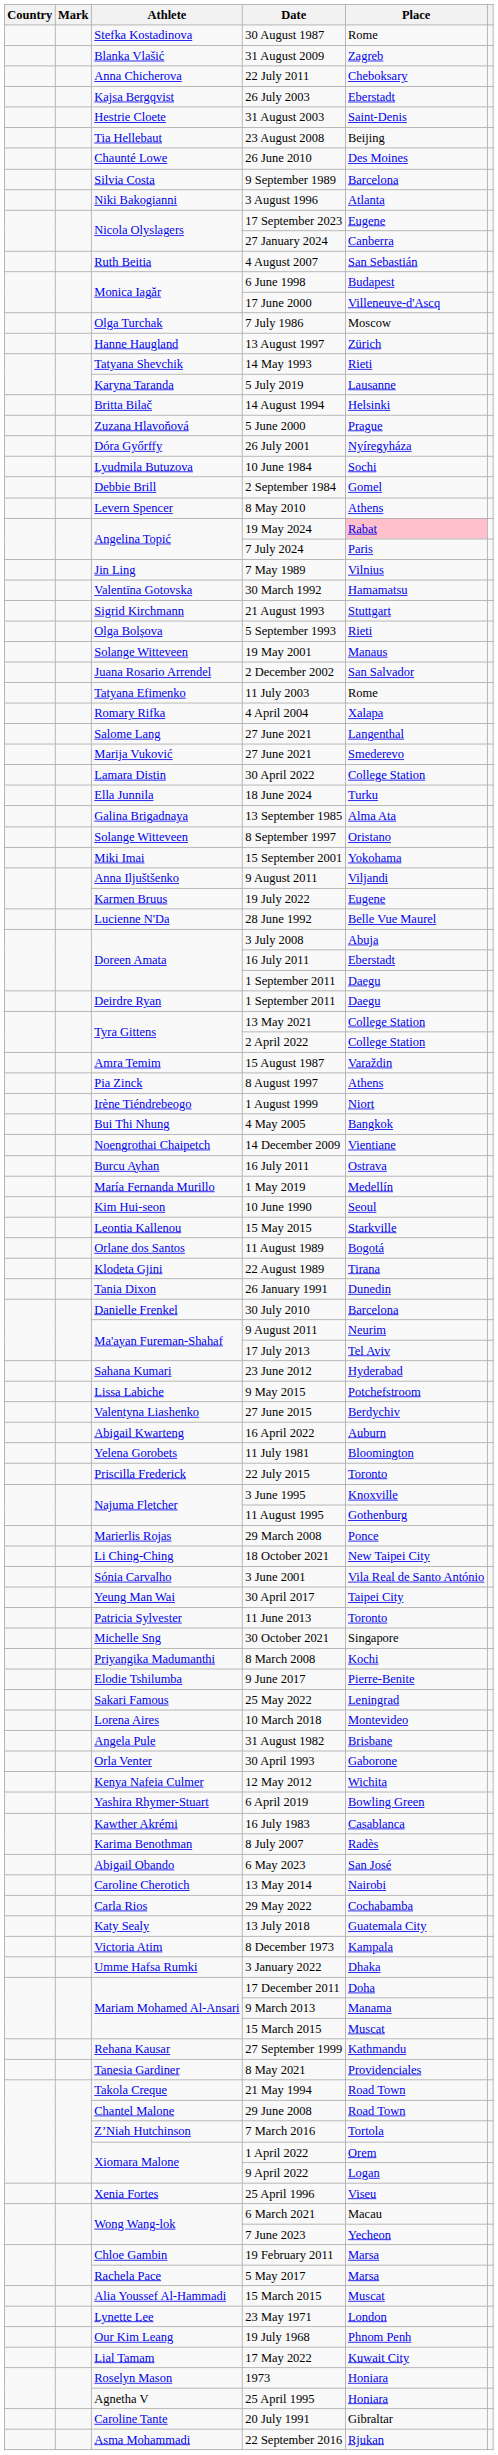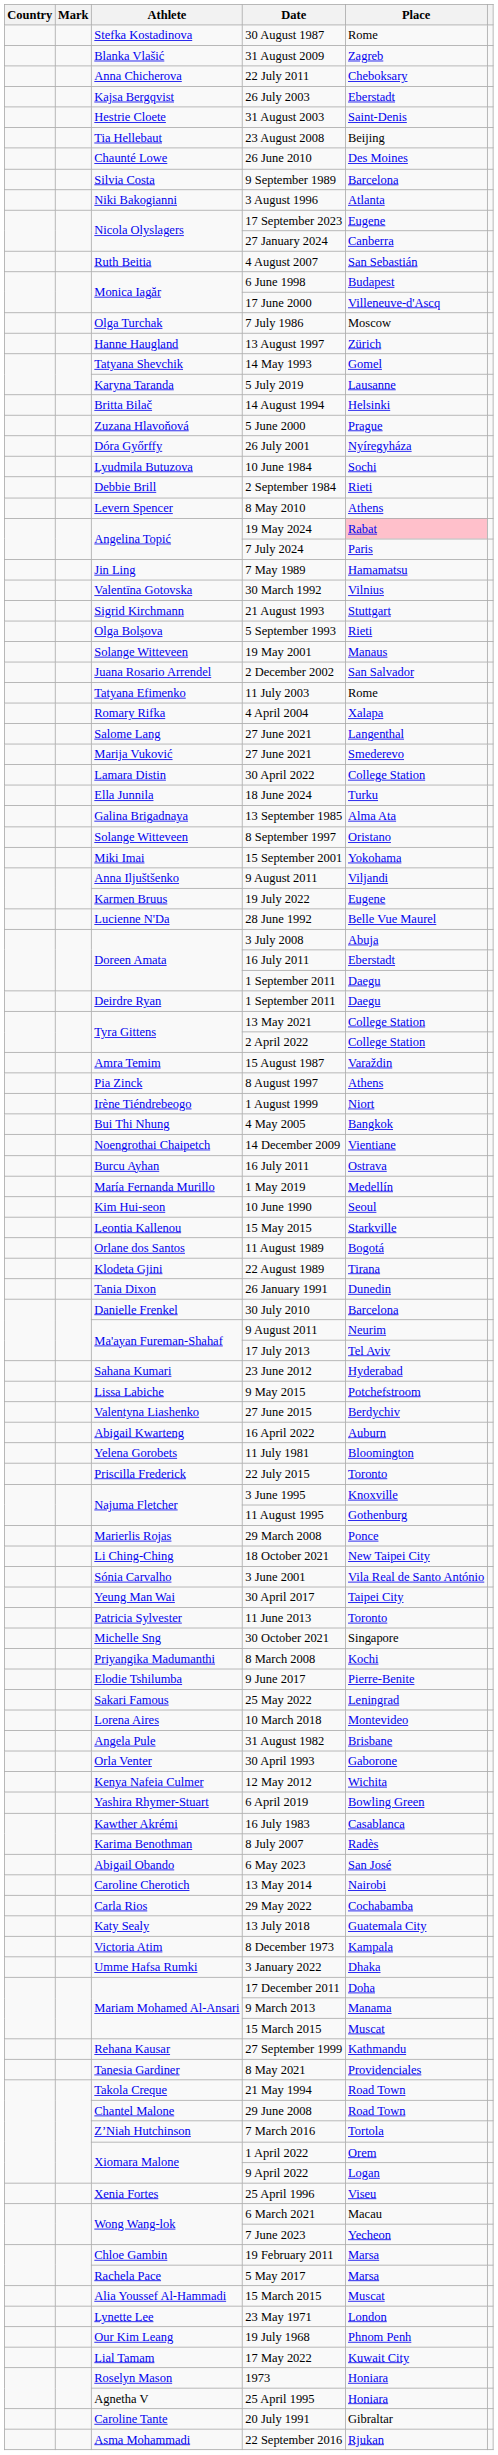(360, 364) Rieti -> (365, 364) Gomel
(365, 487) Gomel -> (360, 487) Rieti
(366, 569) Vilnius -> (378, 569) Hamamatsu
(378, 590) Hamamatsu -> (366, 590) Vilnius
